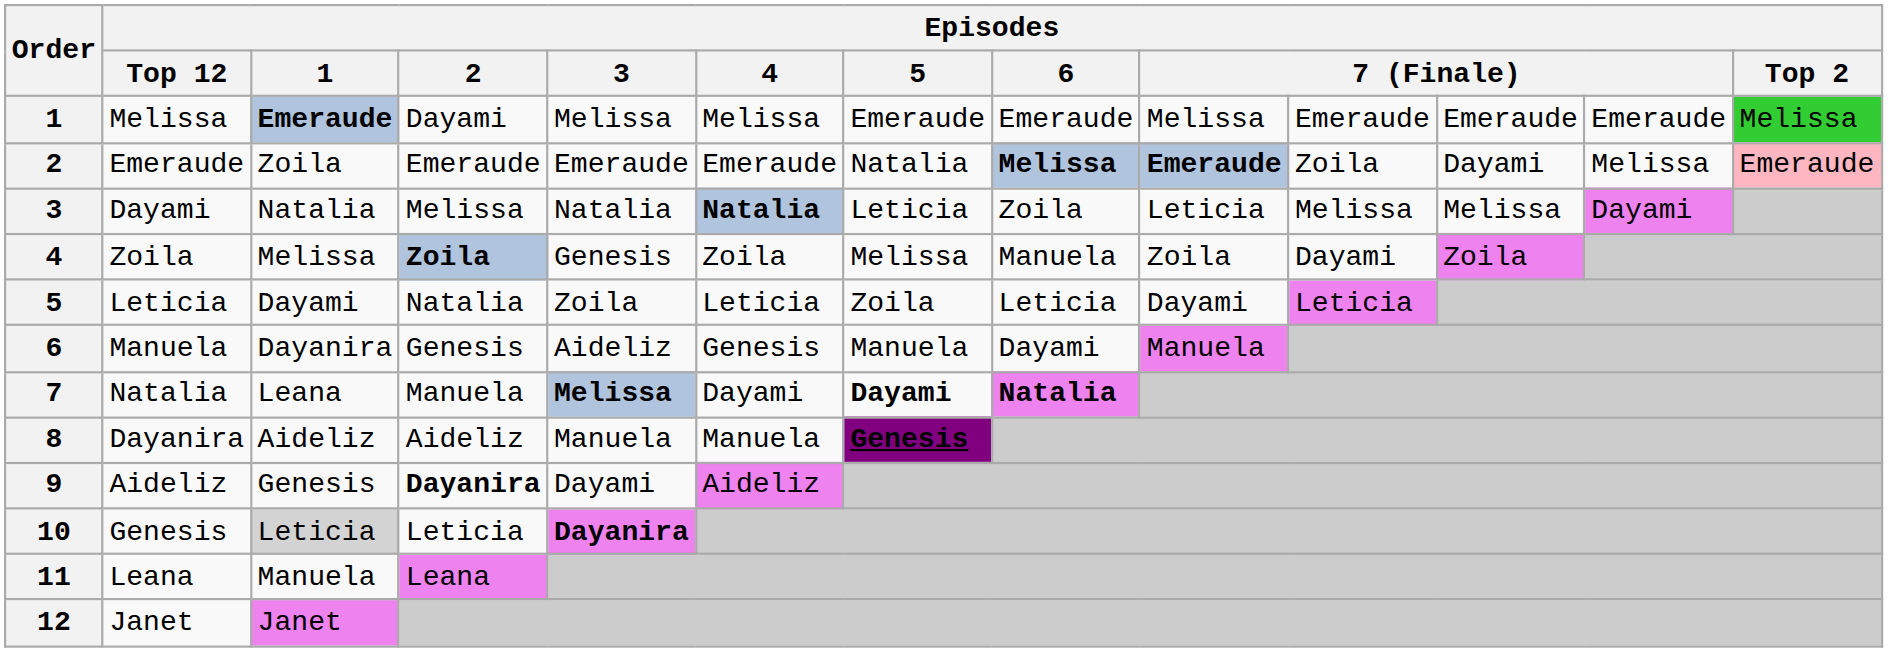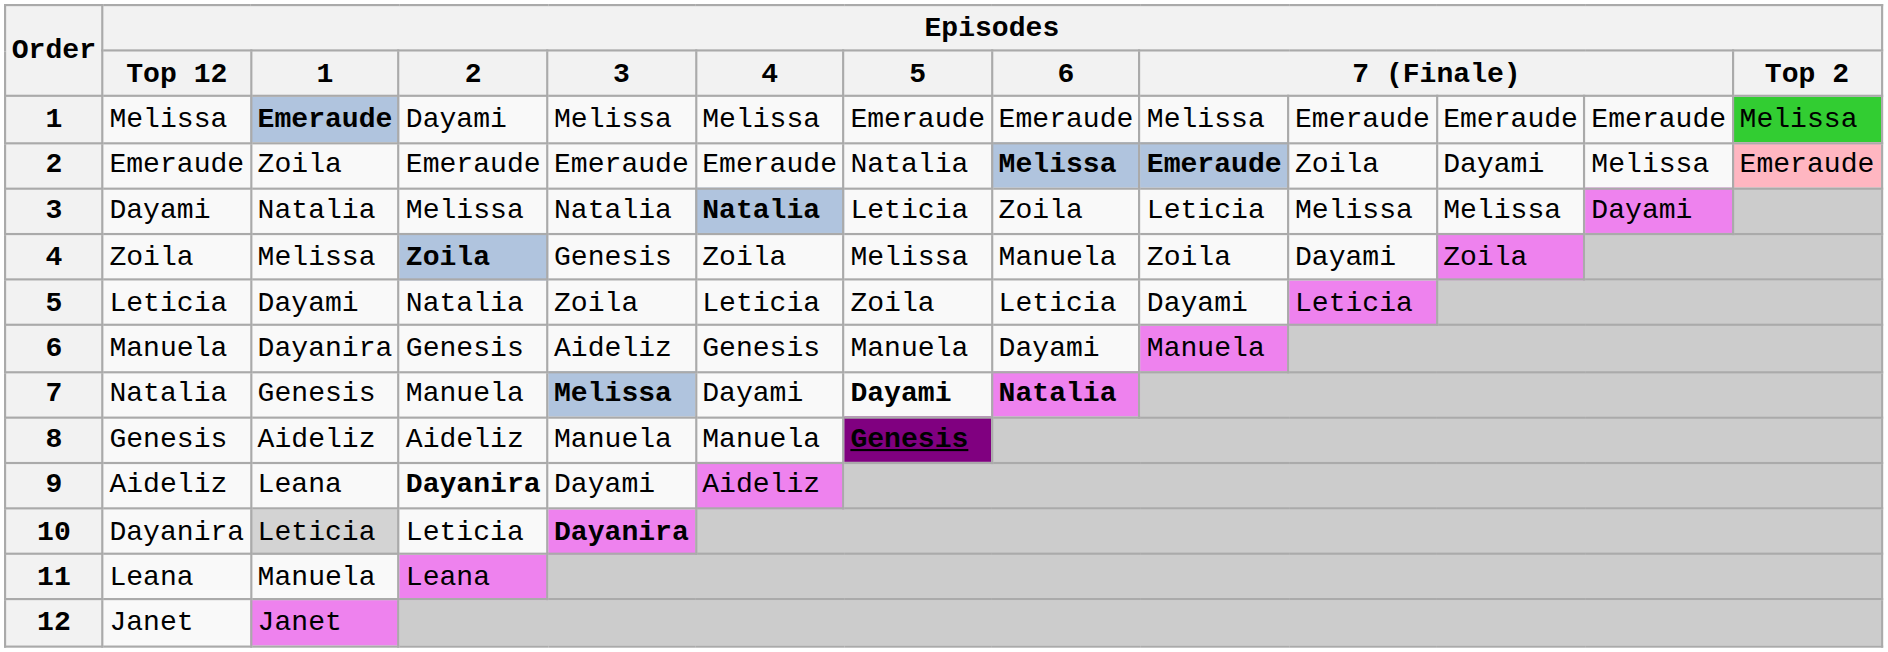(300, 394) Leana -> (317, 394) Genesis
(177, 440) Dayanira -> (168, 440) Genesis
(317, 486) Genesis -> (300, 486) Leana
(168, 531) Genesis -> (177, 531) Dayanira
